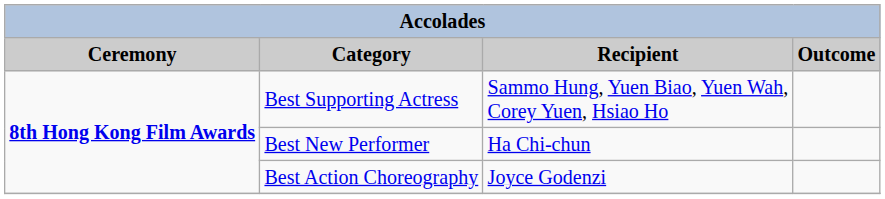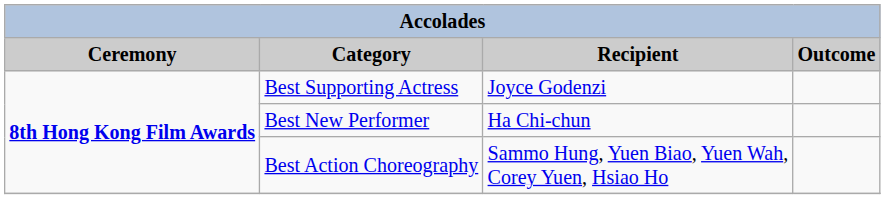(638, 99) Sammo Hung, Yuen Biao, Yuen Wah, Corey Yuen, Hsiao Ho -> (547, 87) Joyce Godenzi
(547, 177) Joyce Godenzi -> (638, 165) Sammo Hung, Yuen Biao, Yuen Wah, Corey Yuen, Hsiao Ho
